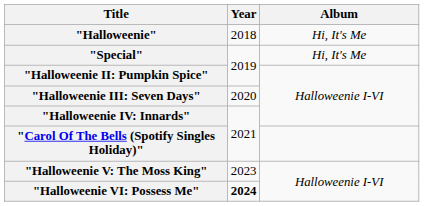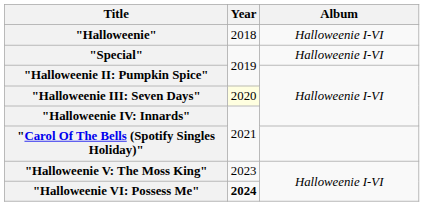(339, 34) Hi, It's Me -> (339, 34) Halloweenie I-VI
(339, 55) Hi, It's Me -> (339, 55) Halloweenie I-VI
(244, 95) no background -> (244, 95) lightyellow background
